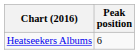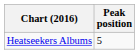(99, 40) 6 -> (99, 40) 5
